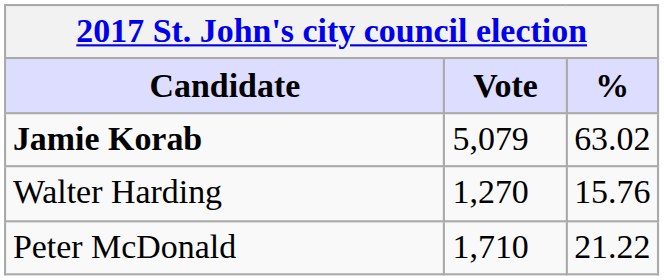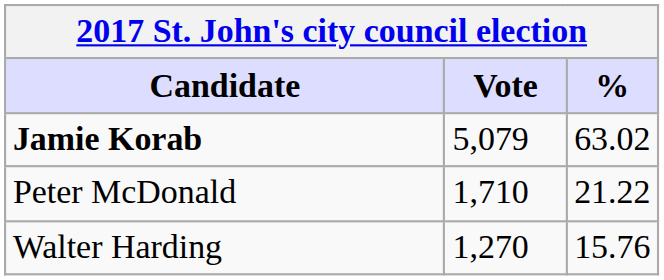rows swapped: (125, 246) <-> (117, 192)
